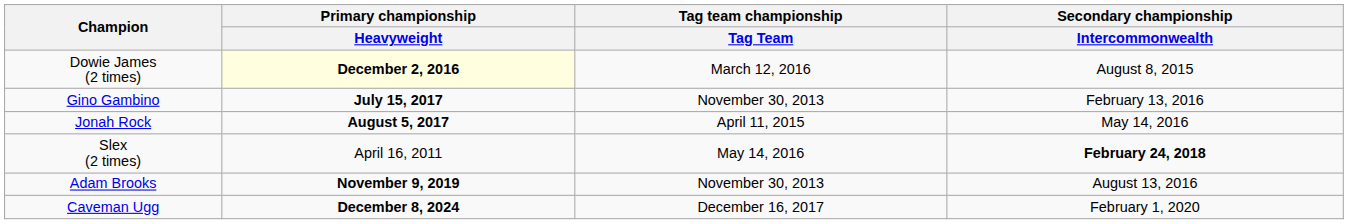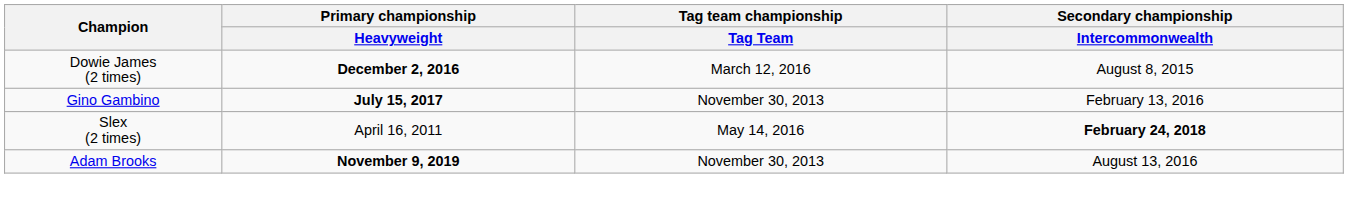(398, 69) lightyellow background -> (398, 69) no background
- row: (113, 122)
- row: (113, 206)
